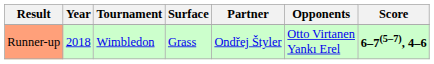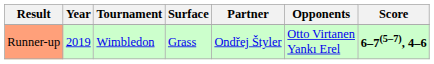(78, 41) 2018 -> (78, 41) 2019
